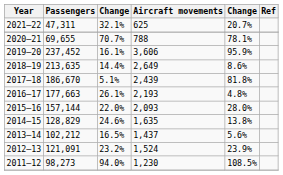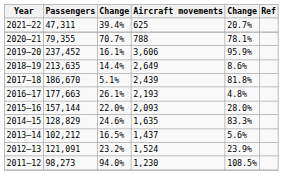(112, 25) 32.1% -> (112, 25) 39.4%
(60, 39) 69,655 -> (60, 39) 79,355
(240, 122) 13.8% -> (240, 122) 83.3%
